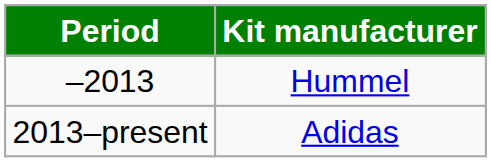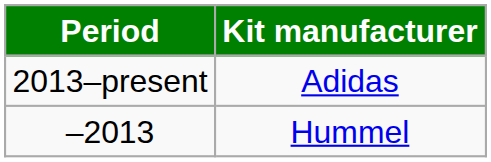rows swapped: (110, 81) <-> (110, 132)
